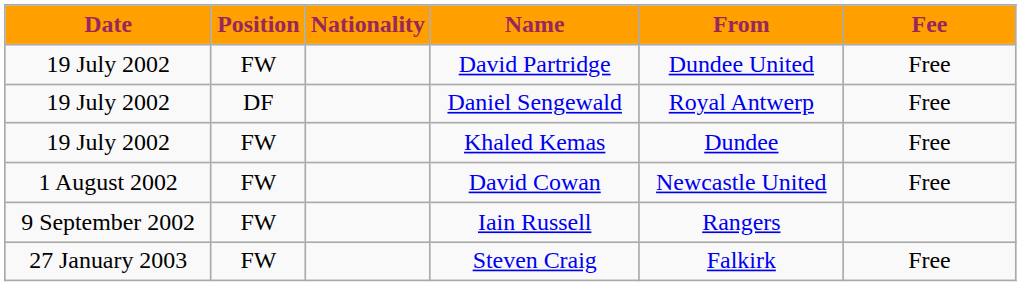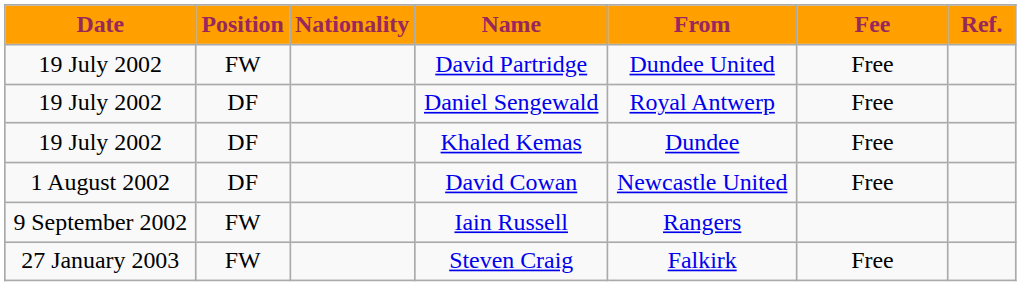+ column: (982, 24)
(258, 142) FW -> (243, 142) DF
(258, 182) FW -> (243, 182) DF
